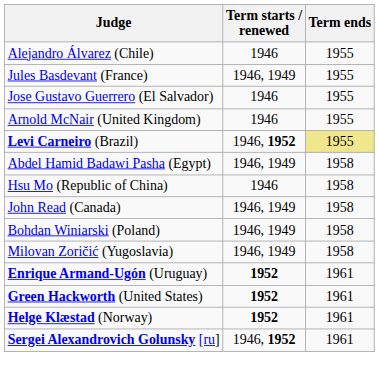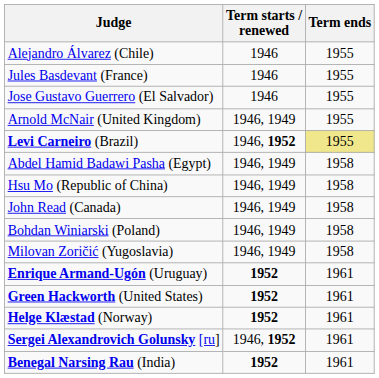(264, 75) 1946, 1949 -> (264, 75) 1946
(264, 119) 1946 -> (264, 119) 1946, 1949
(264, 185) 1946 -> (264, 185) 1946, 1949
+ row: (91, 362)
